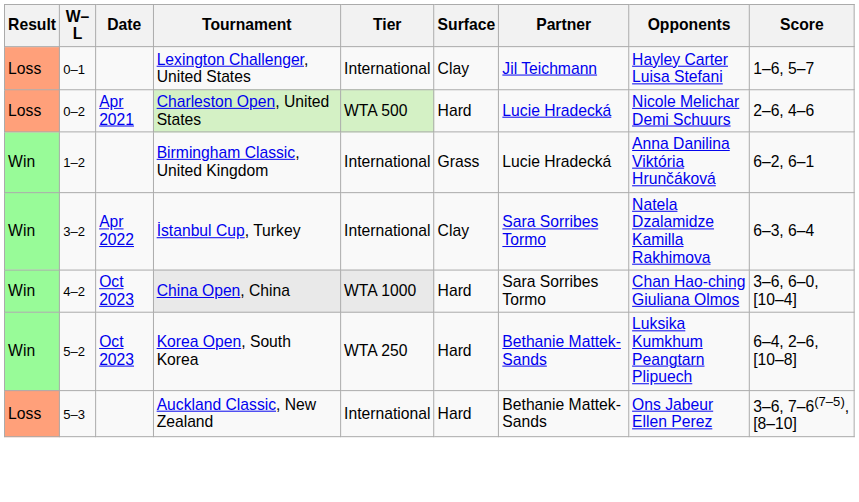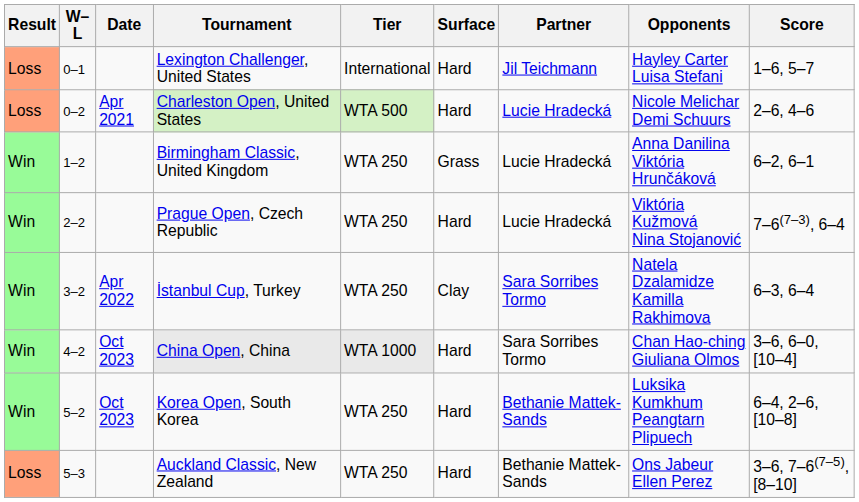(453, 68) Clay -> (455, 68) Hard
(387, 162) International -> (376, 162) WTA 250
+ row: (230, 222)
(387, 231) International -> (376, 291) WTA 250
(387, 413) International -> (376, 473) WTA 250
